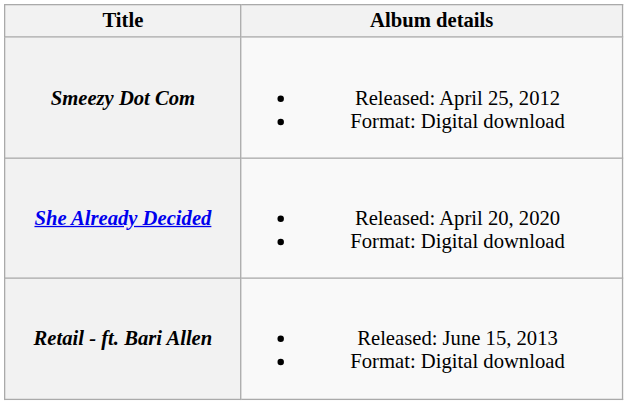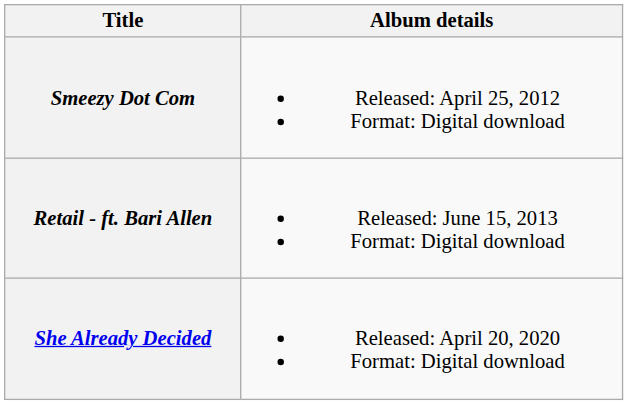rows swapped: (123, 338) <-> (123, 217)
